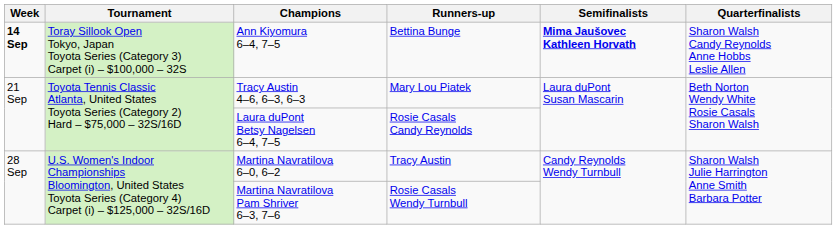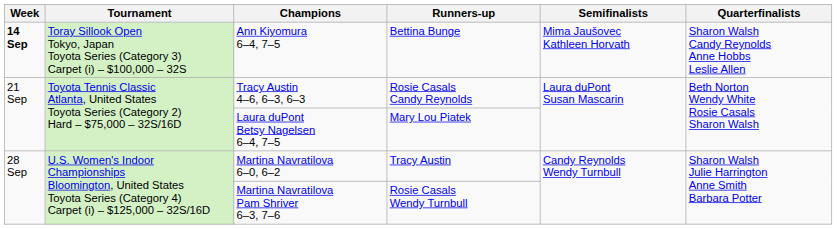(589, 38) bold -> (586, 38) normal
(430, 87) Mary Lou Piatek -> (431, 93) Rosie Casals Candy Reynolds
(431, 123) Rosie Casals Candy Reynolds -> (430, 117) Mary Lou Piatek
